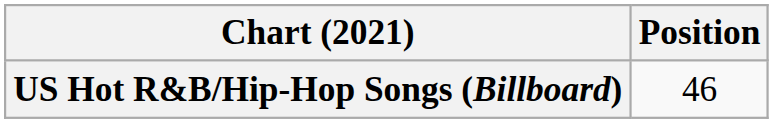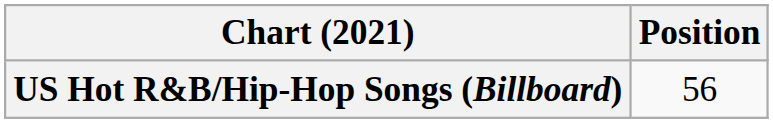(700, 88) 46 -> (700, 88) 56
